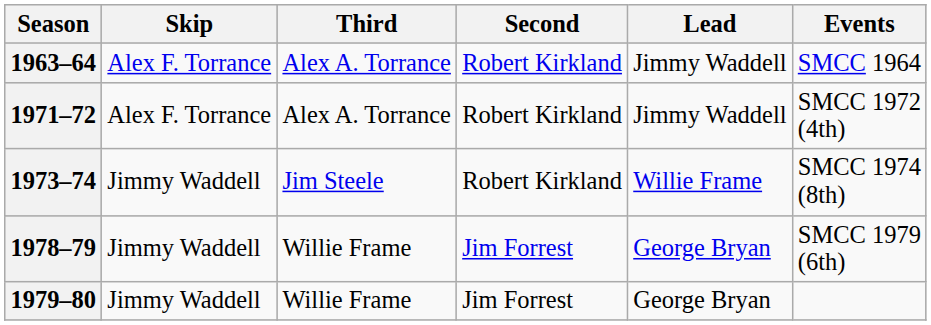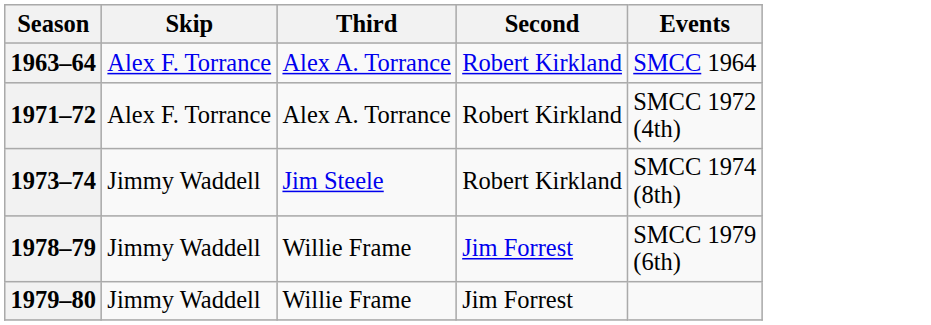- column: (710, 23)
